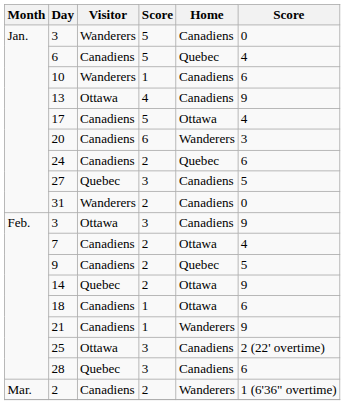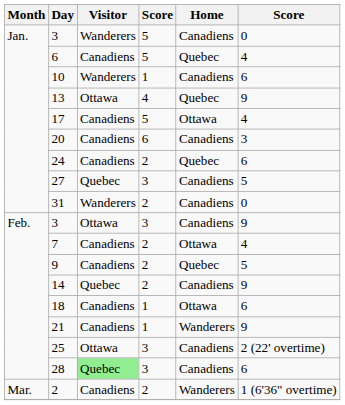(206, 98) Canadiens -> (199, 98) Quebec
(207, 139) Wanderers -> (206, 139) Canadiens
(198, 285) Ottawa -> (206, 285) Canadiens
(100, 368) no background -> (100, 368) lightgreen background
